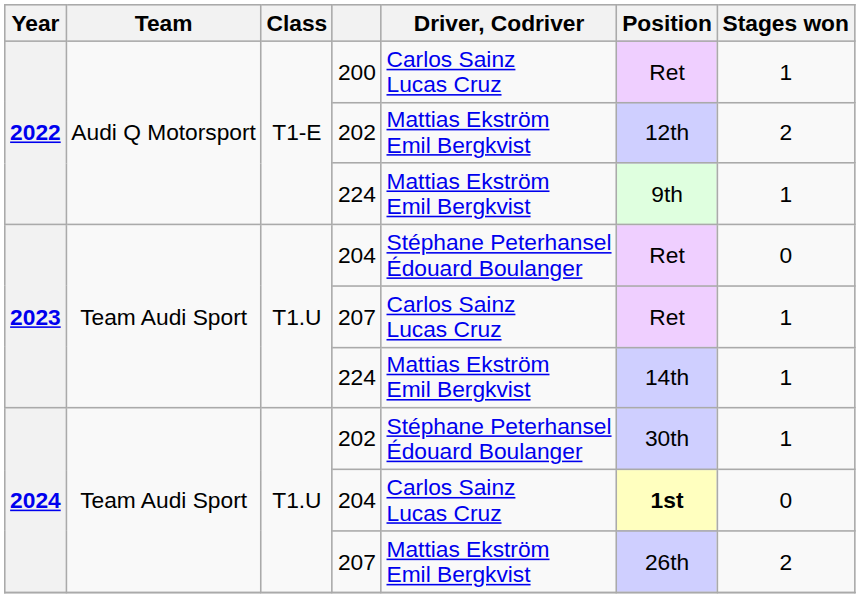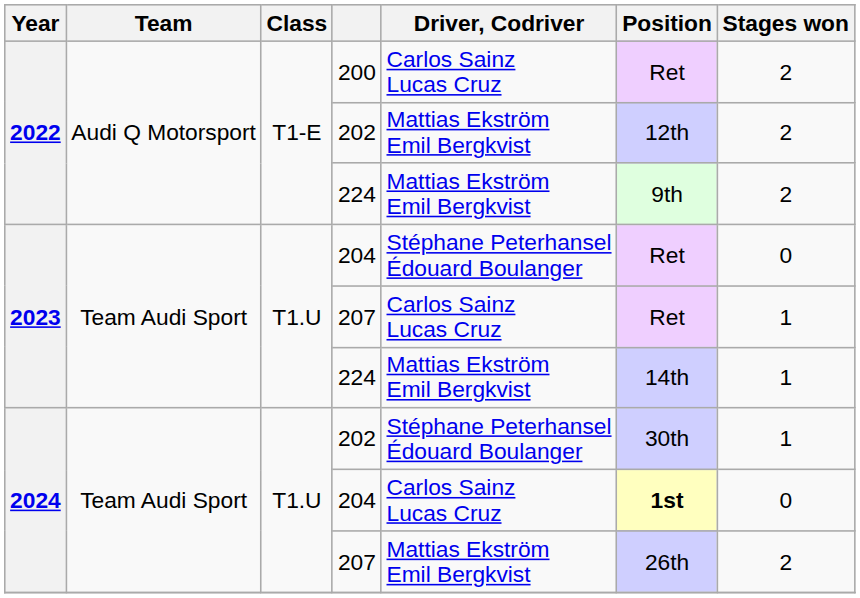(786, 72) 1 -> (786, 72) 2
(786, 194) 1 -> (786, 194) 2
